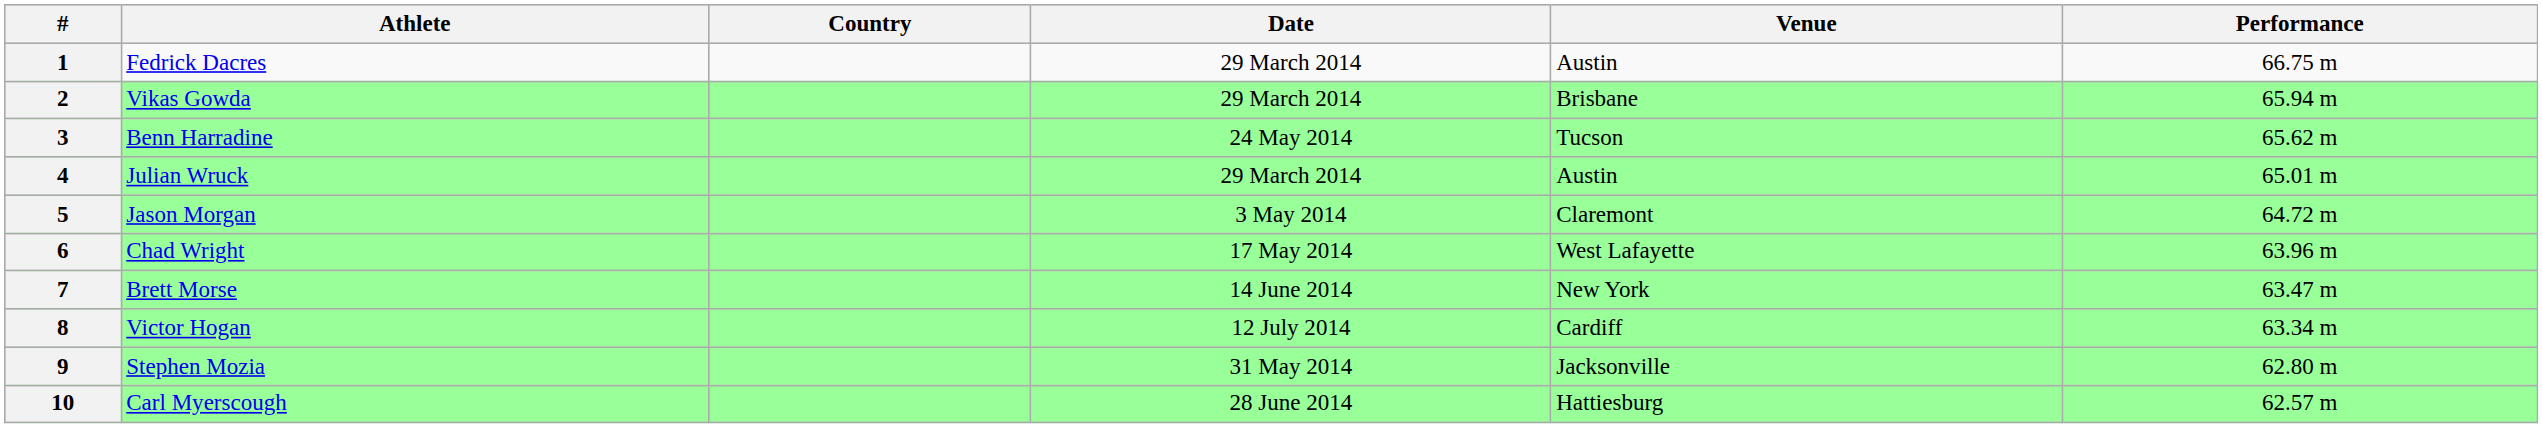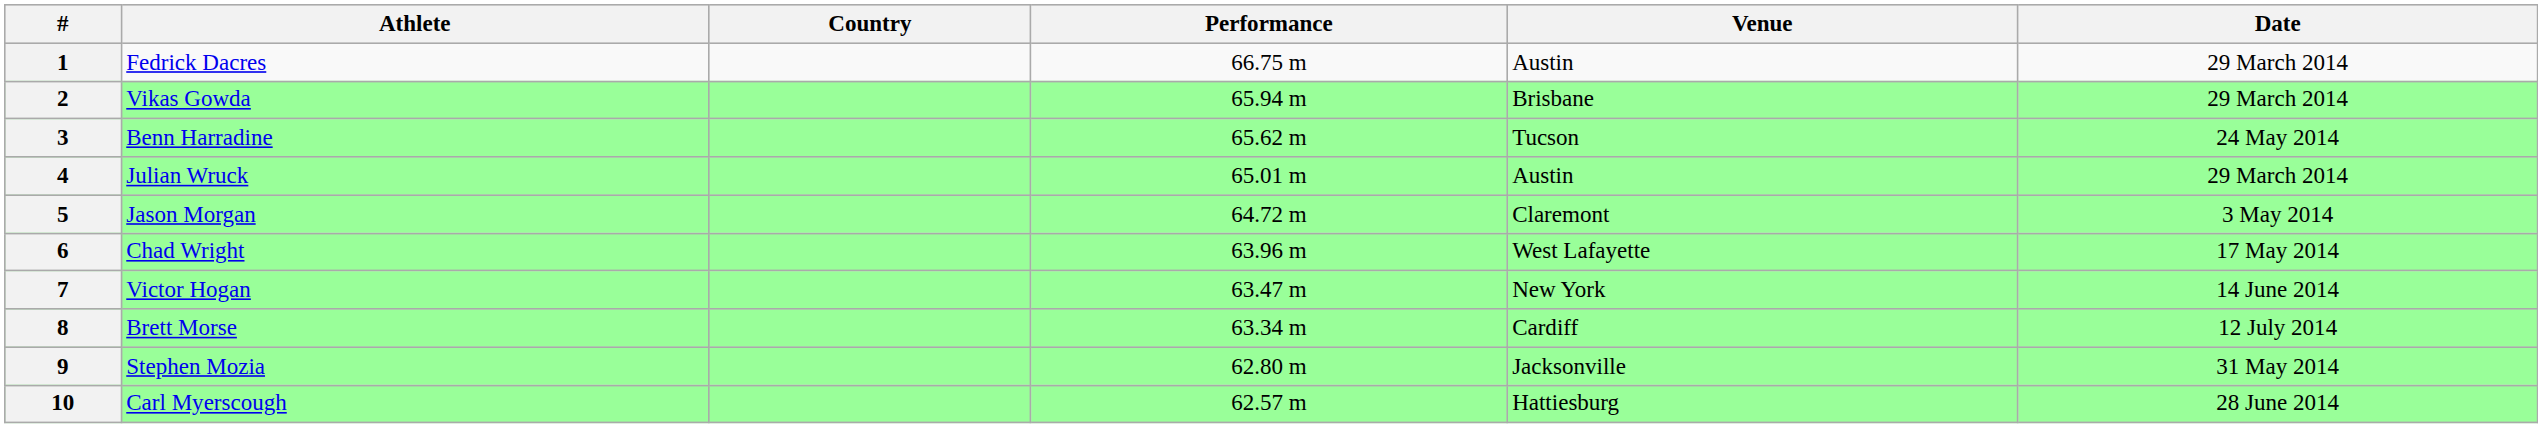columns swapped: (2300, 23) <-> (1291, 23)
(182, 289) Brett Morse -> (189, 289) Victor Hogan
(189, 327) Victor Hogan -> (182, 327) Brett Morse
